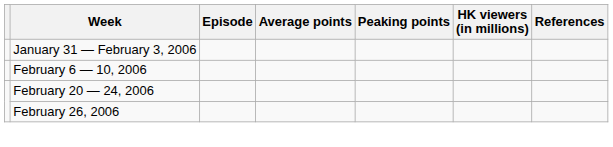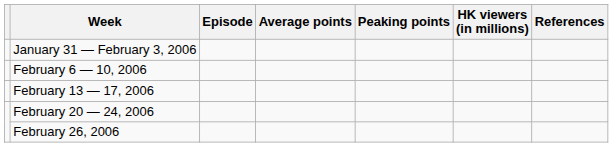+ row: (84, 91)
